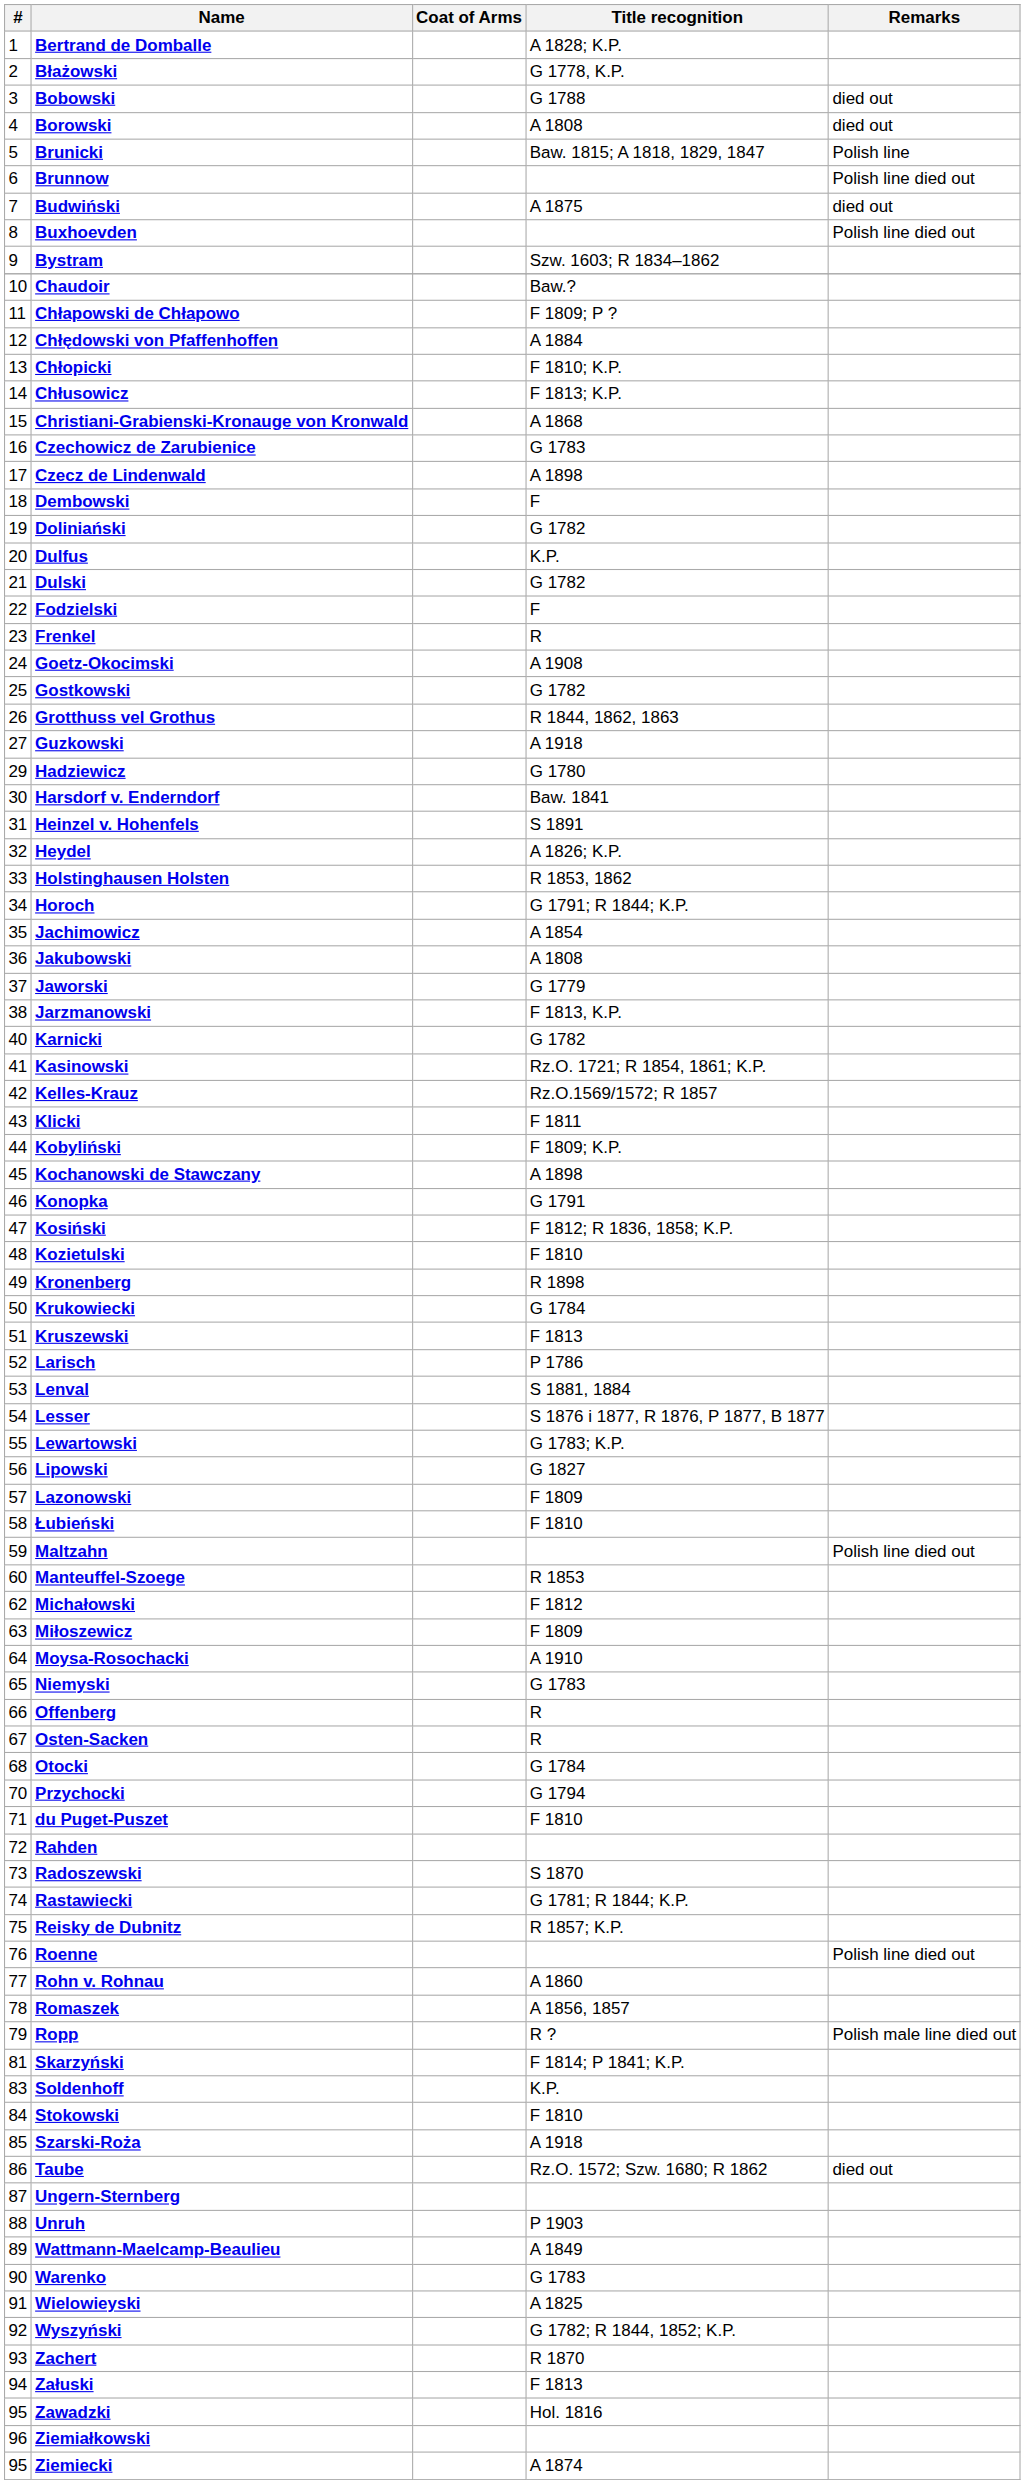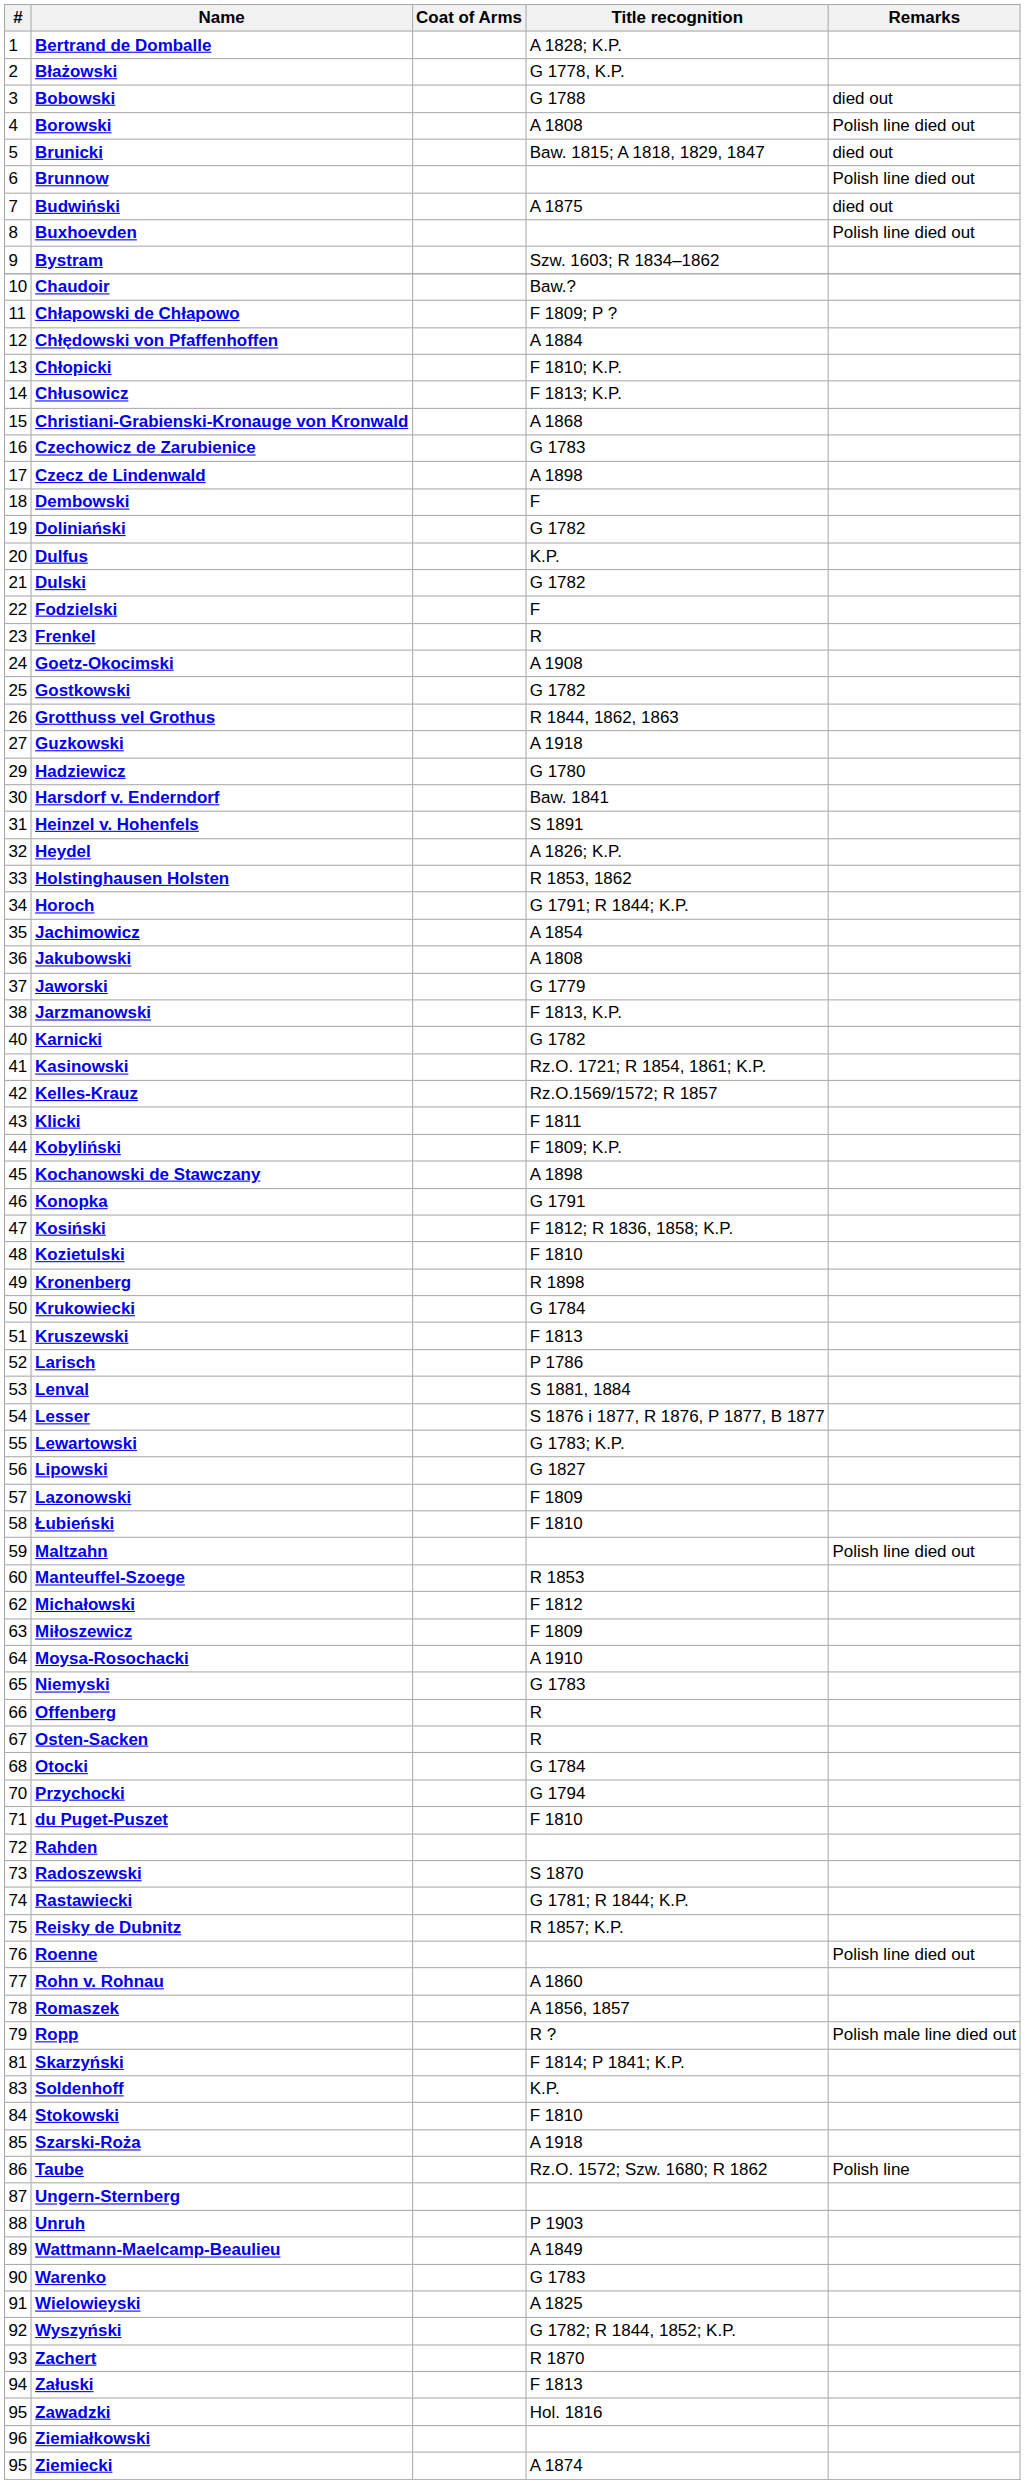(863, 125) died out -> (904, 125) Polish line died out
(871, 152) Polish line -> (863, 152) died out
(863, 2169) died out -> (871, 2169) Polish line
